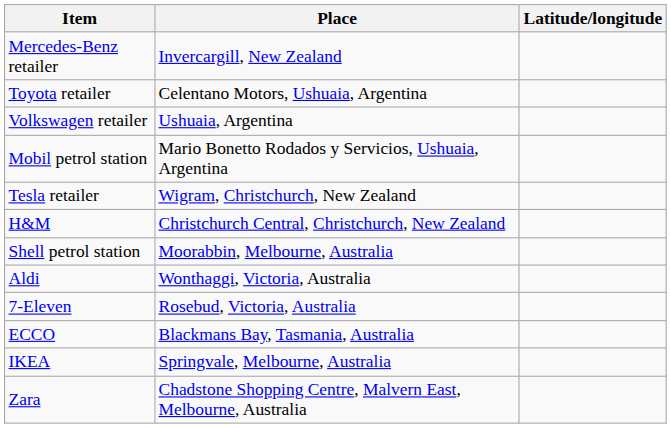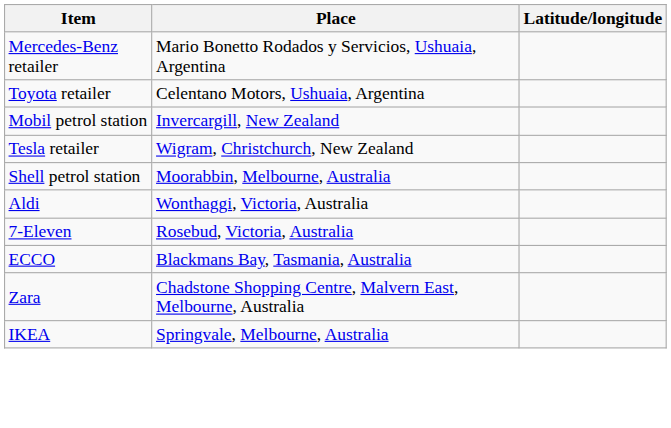(250, 55) Invercargill, New Zealand -> (316, 55) Mario Bonetto Rodados y Servicios, Ushuaia, Argentina
- row: (78, 120)
(319, 158) Mario Bonetto Rodados y Servicios, Ushuaia, Argentina -> (248, 120) Invercargill, New Zealand
- row: (29, 223)
rows swapped: (29, 361) <-> (25, 399)
